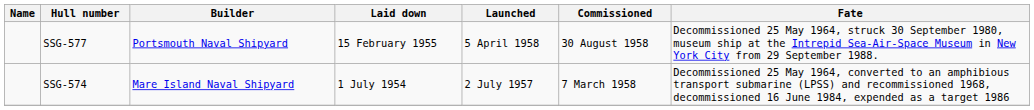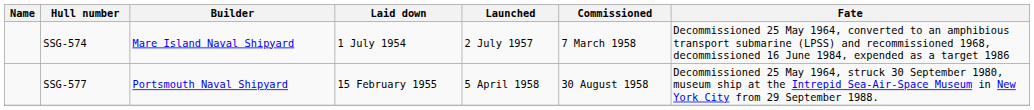rows swapped: (65, 84) <-> (65, 42)
